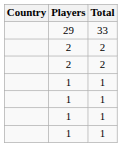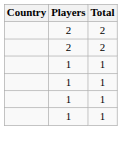- row: (68, 30)
